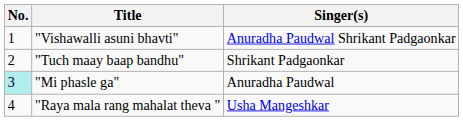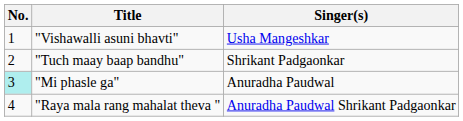(341, 37) Anuradha Paudwal Shrikant Padgaonkar -> (278, 37) Usha Mangeshkar
(278, 104) Usha Mangeshkar -> (341, 104) Anuradha Paudwal Shrikant Padgaonkar
